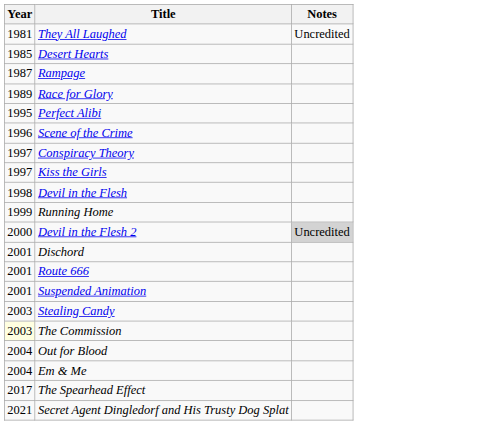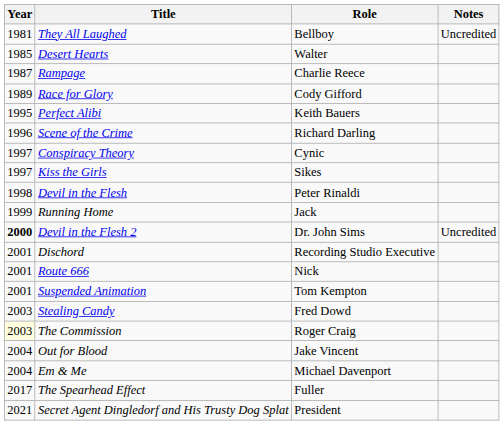+ column: (365, 14)
(20, 232) normal -> (20, 232) bold
(322, 232) lightgrey background -> (469, 232) no background
